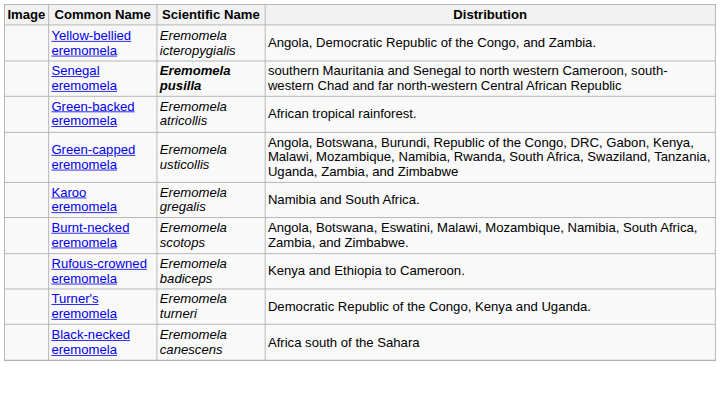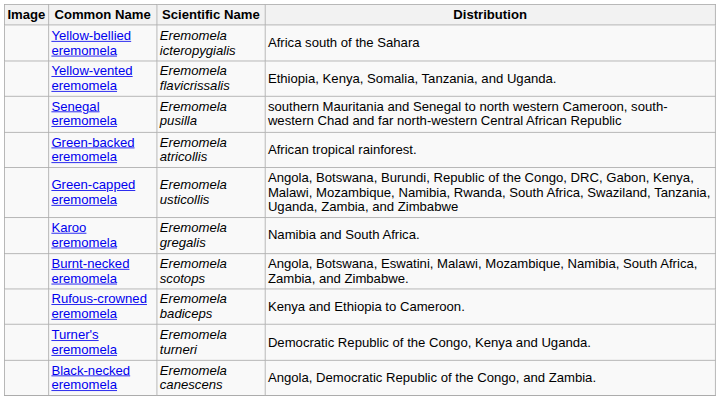(432, 43) Angola, Democratic Republic of the Congo, and Zambia. -> (344, 43) Africa south of the Sahara
+ row: (92, 78)
(195, 78) bold -> (193, 114) normal
(344, 342) Africa south of the Sahara -> (432, 377) Angola, Democratic Republic of the Congo, and Zambia.
